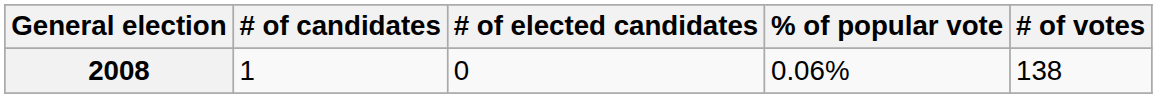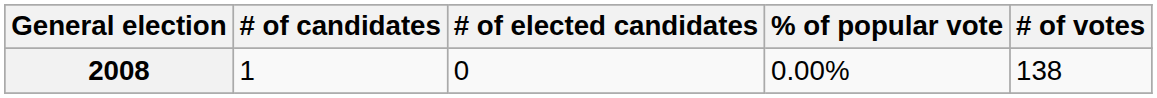(810, 70) 0.06% -> (810, 70) 0.00%
